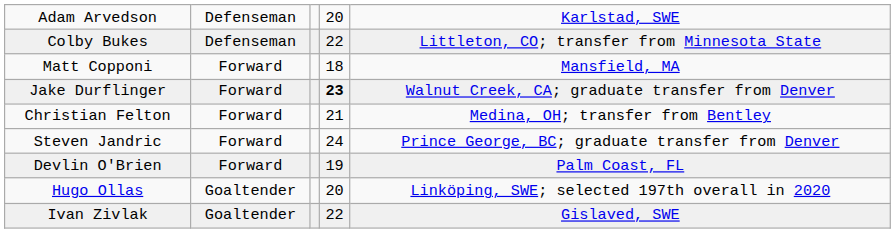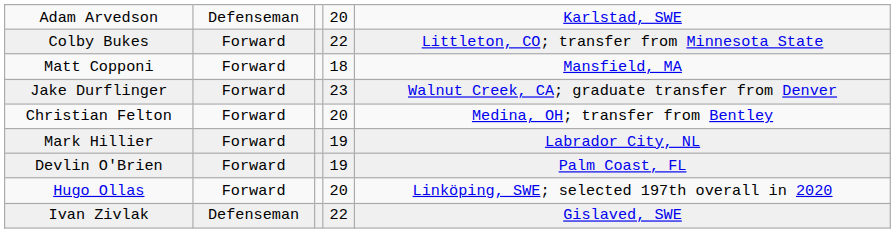(250, 42) Defenseman -> (254, 42) Forward
(335, 91) bold -> (339, 91) normal
(335, 116) 21 -> (339, 116) 20
+ row: (99, 141)
- row: (98, 141)
(250, 191) Goaltender -> (254, 191) Forward
(250, 215) Goaltender -> (254, 215) Defenseman
